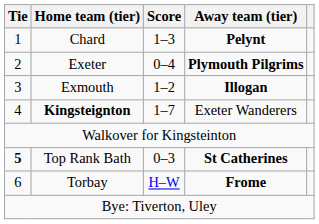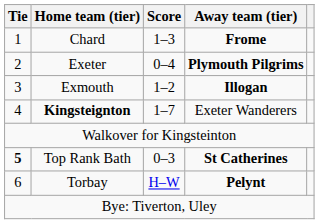(246, 39) Pelynt -> (246, 39) Frome
(246, 182) Frome -> (246, 182) Pelynt
